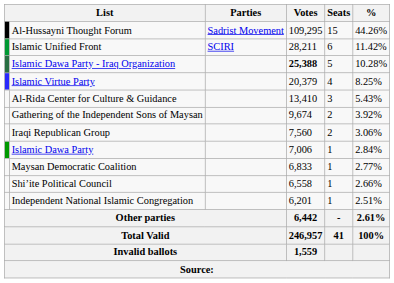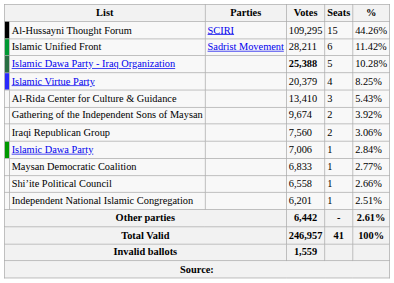(246, 30) Sadrist Movement -> (221, 30) SCIRI
(221, 47) SCIRI -> (246, 47) Sadrist Movement
